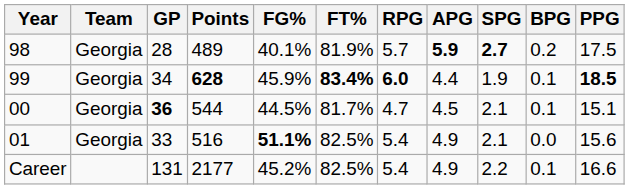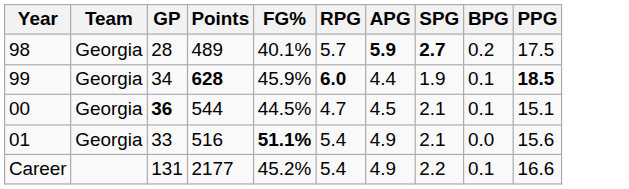- column: (347, 19)
